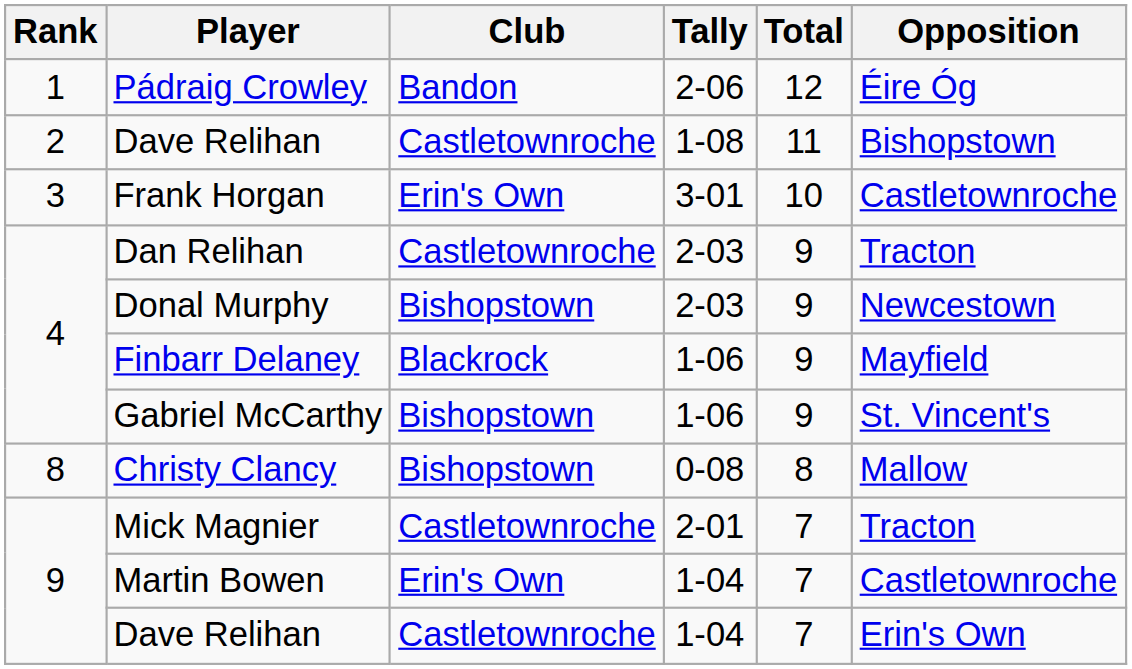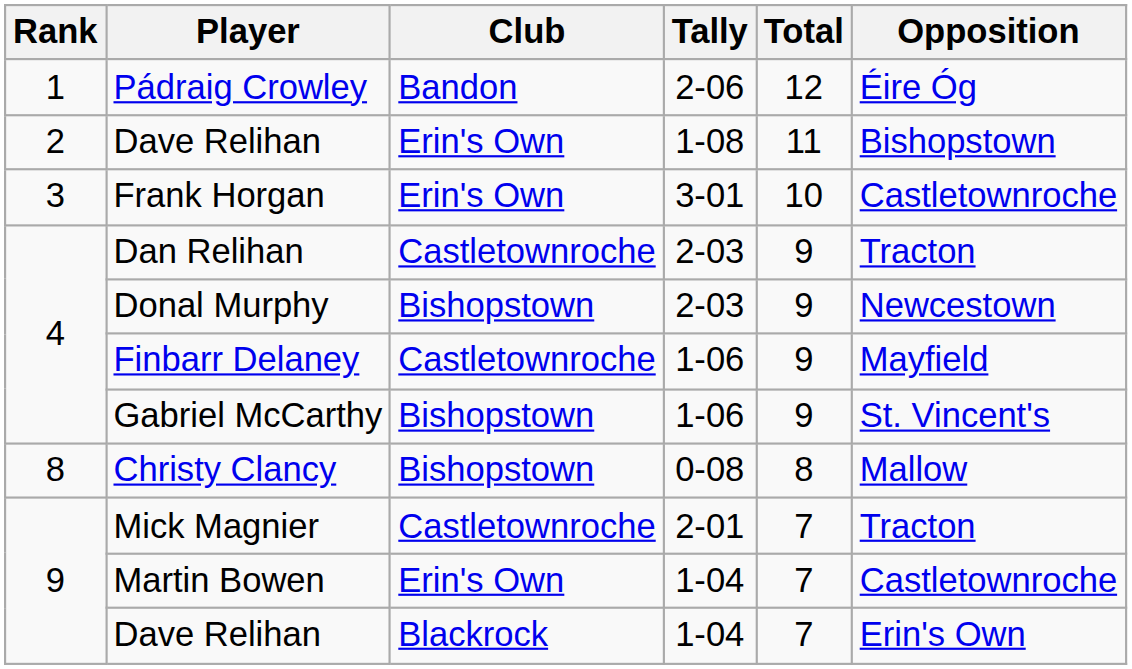(527, 141) Castletownroche -> (481, 141) Erin's Own
(473, 360) Blackrock -> (527, 360) Castletownroche
(527, 634) Castletownroche -> (473, 634) Blackrock
